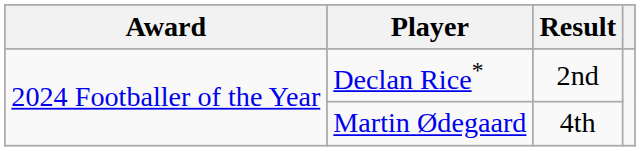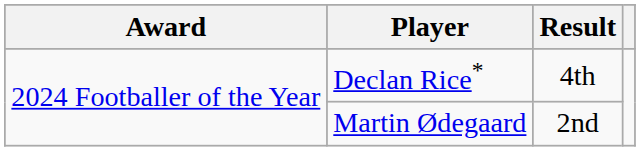(578, 75) 2nd -> (578, 75) 4th
(578, 123) 4th -> (578, 123) 2nd
